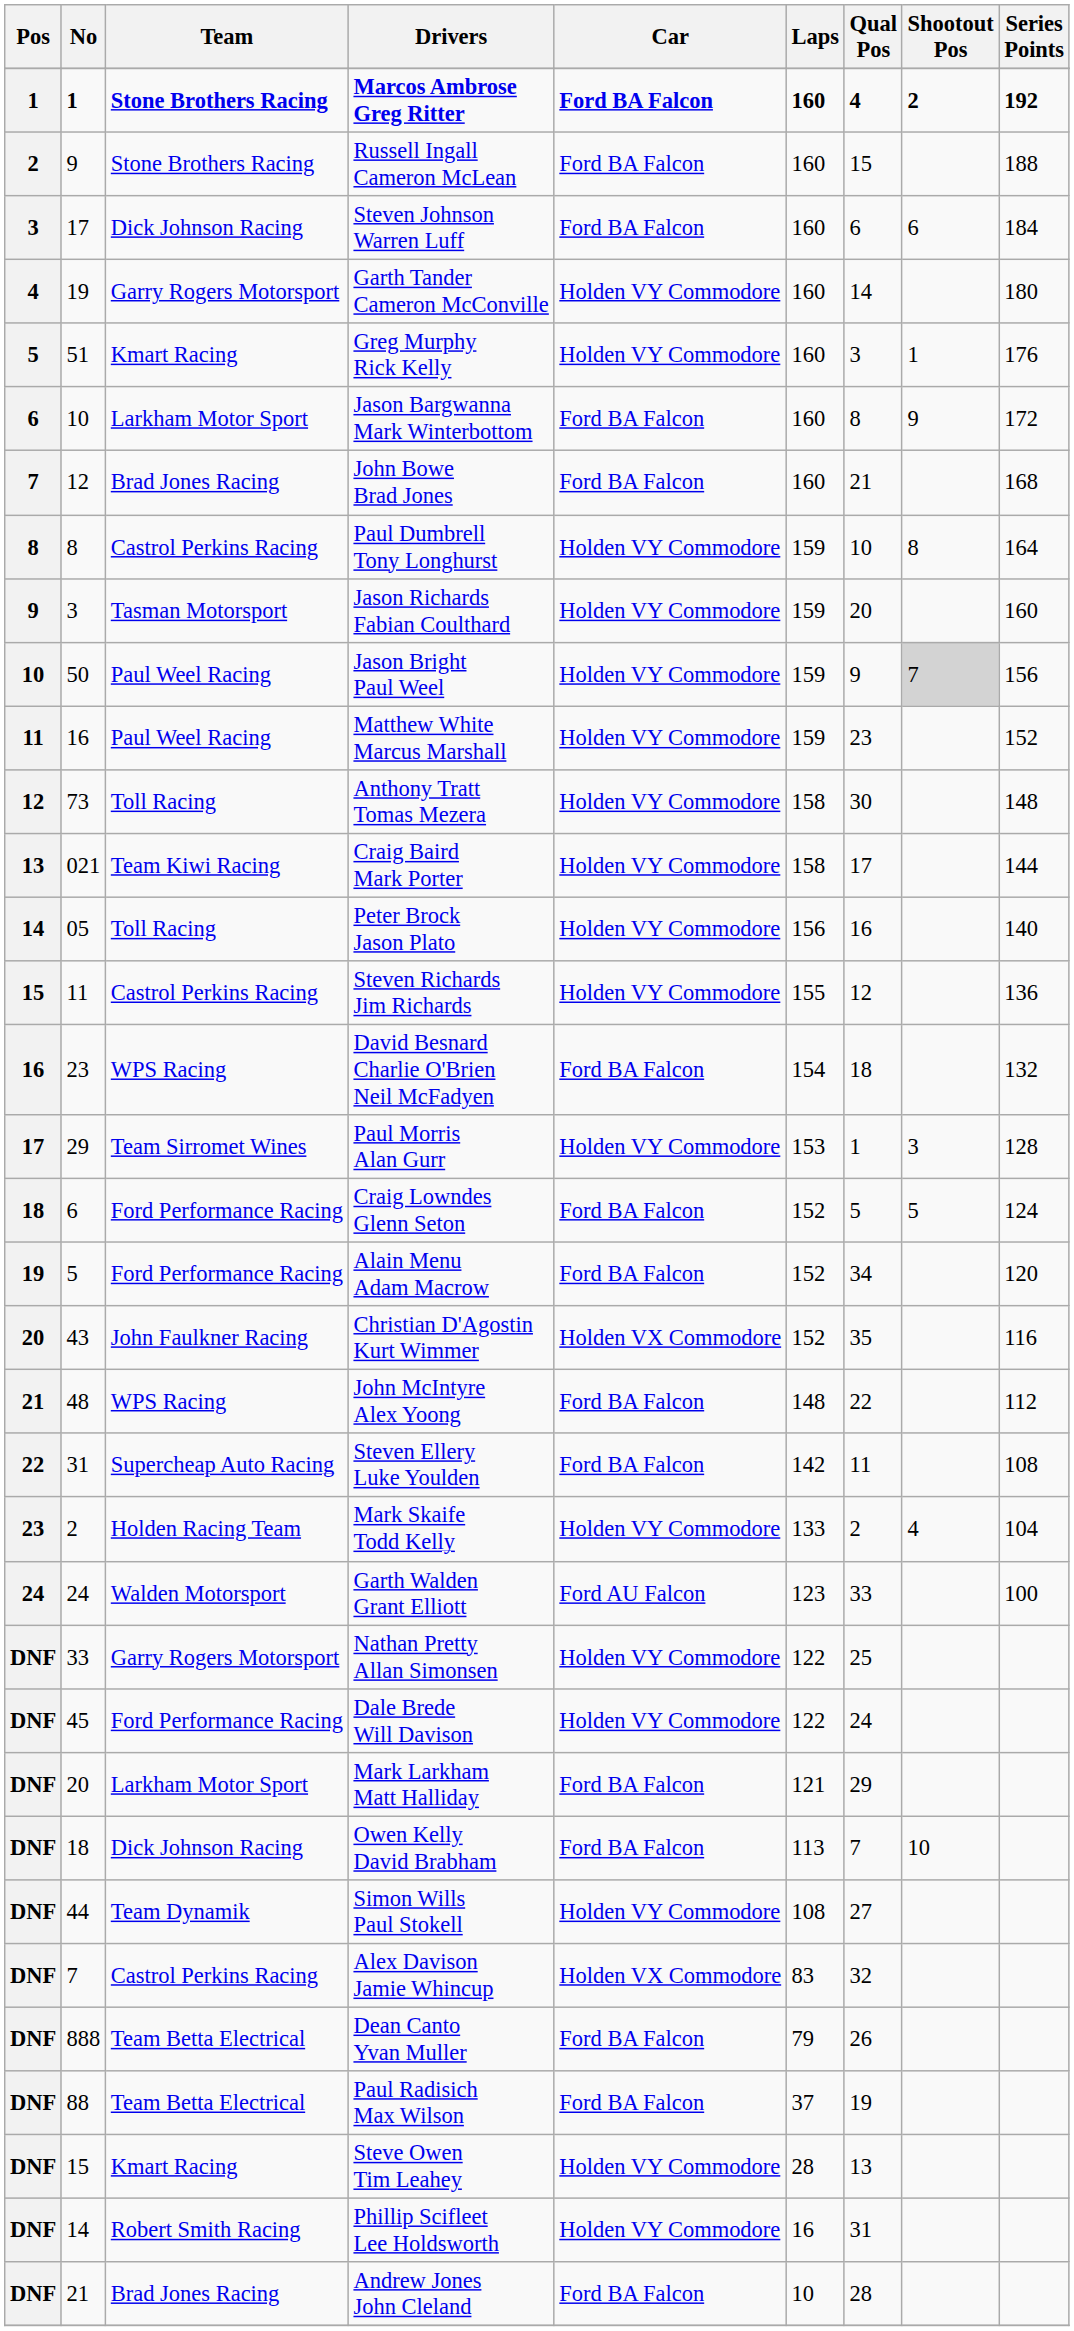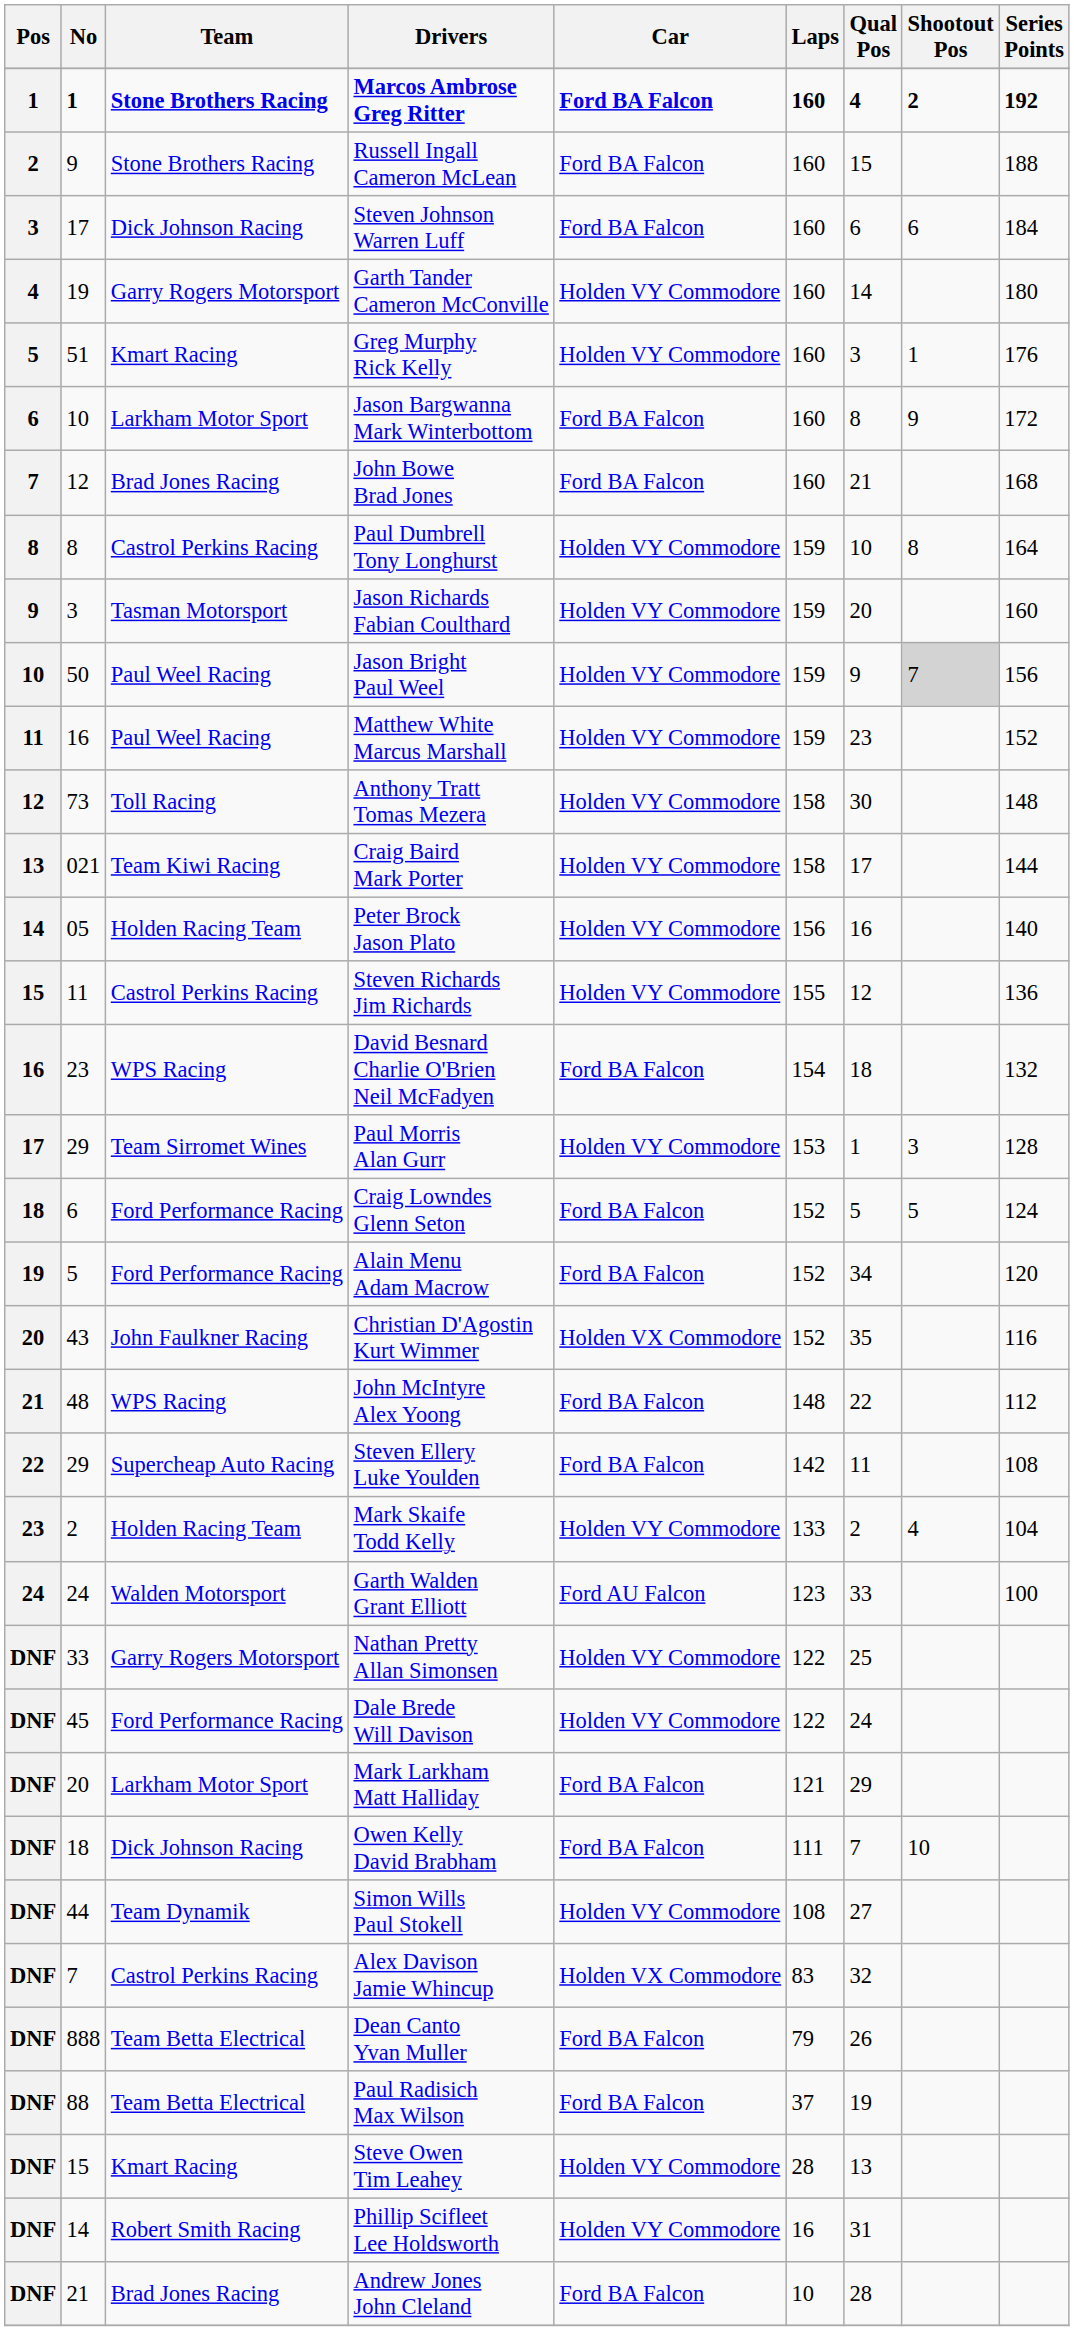(163, 928) Toll Racing -> (206, 928) Holden Racing Team
(78, 1465) 31 -> (78, 1465) 29
(808, 1847) 113 -> (808, 1847) 111
